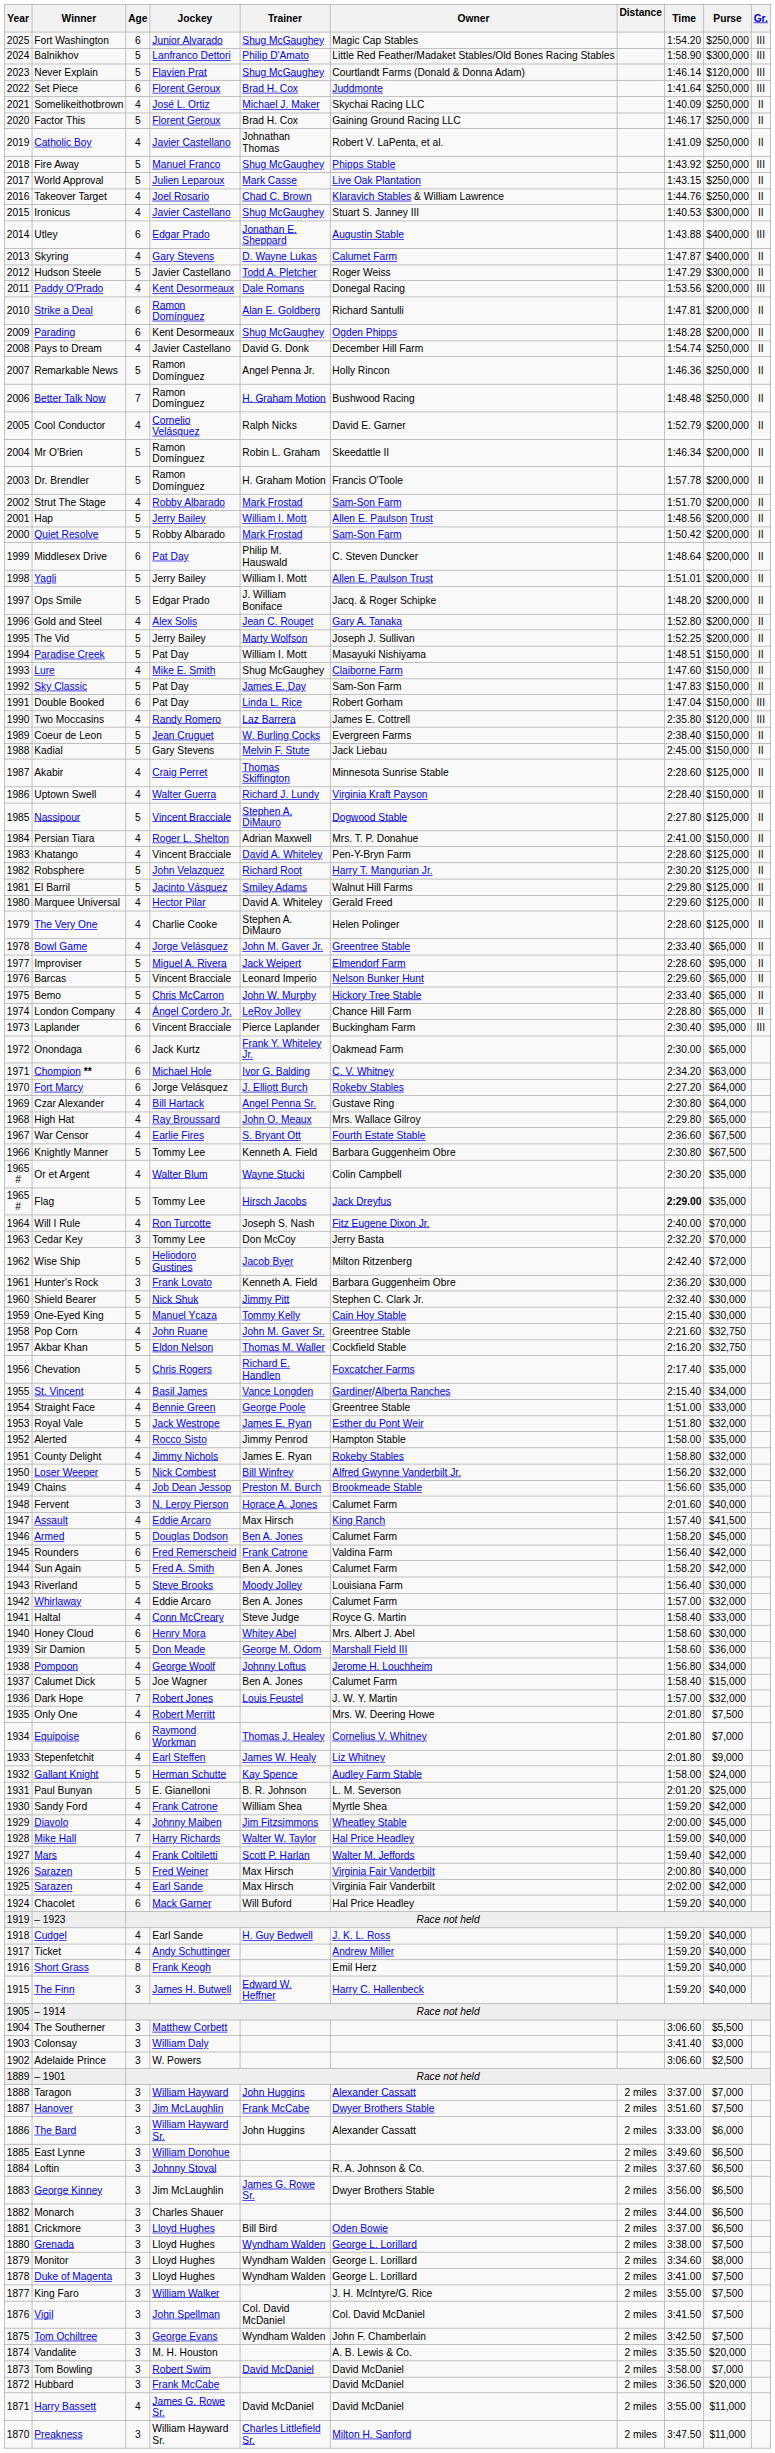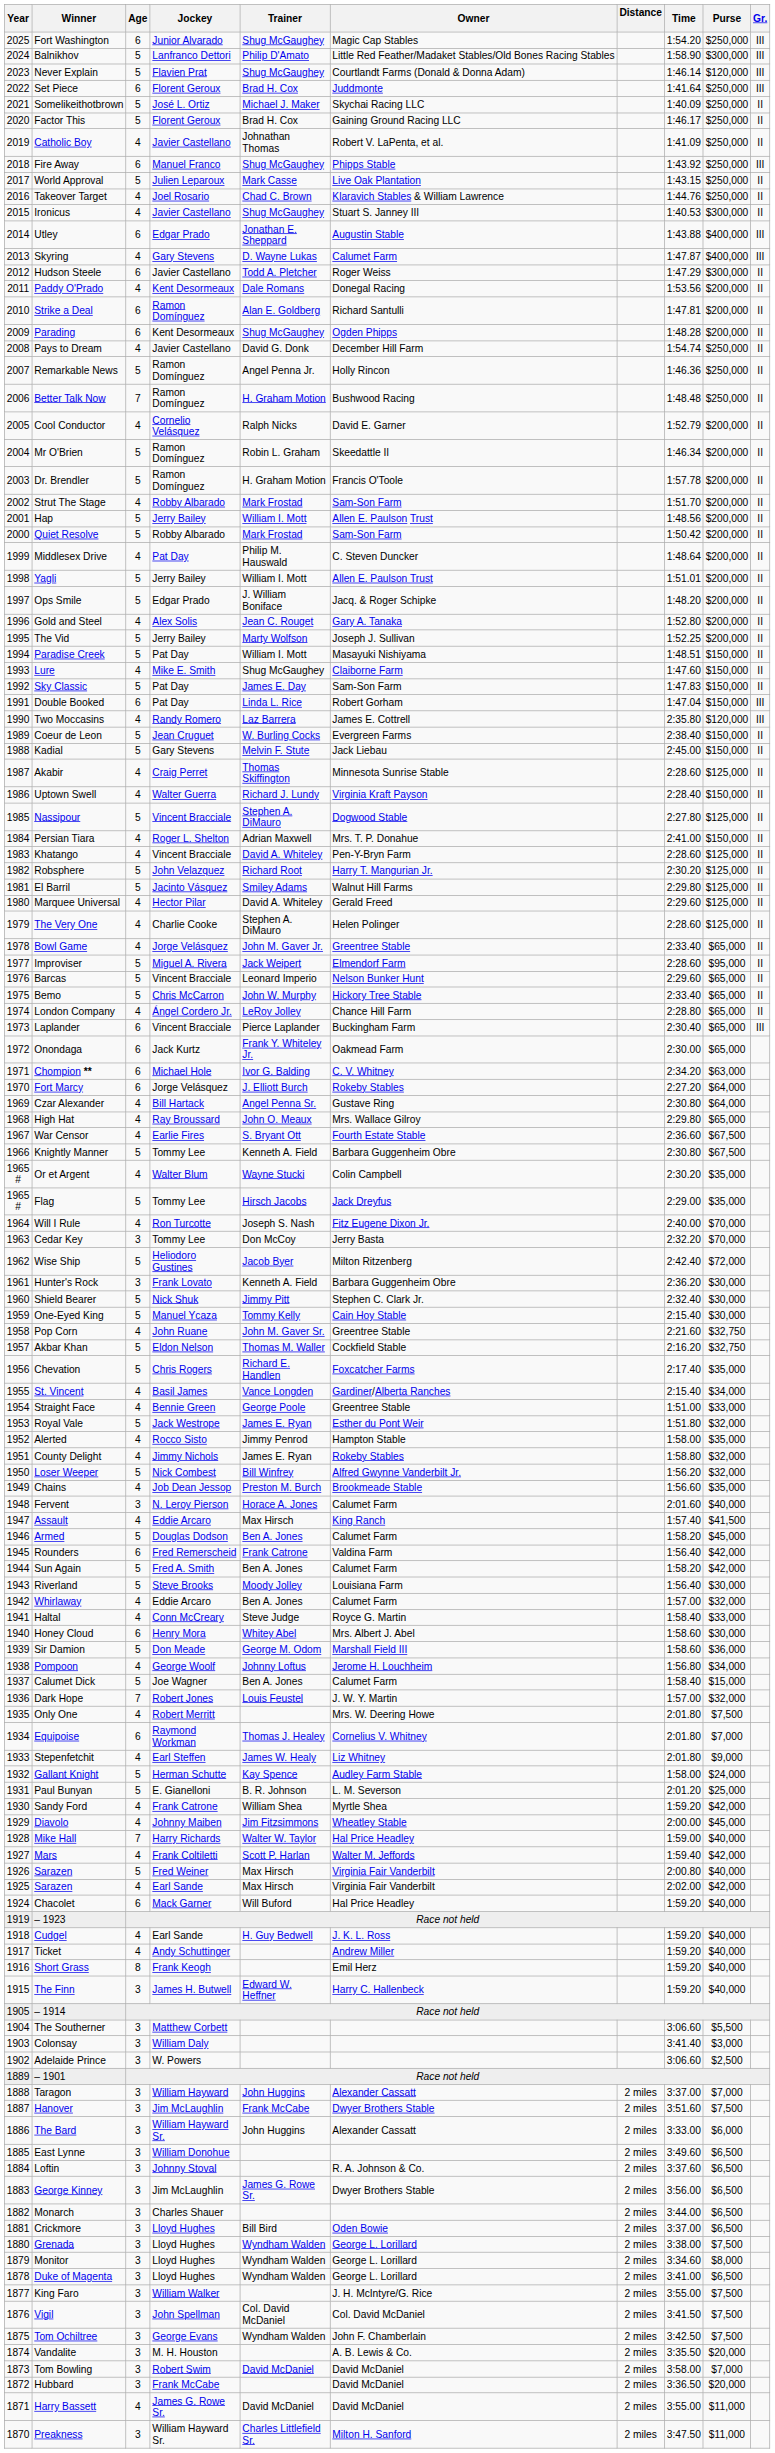(138, 105) 4 -> (138, 105) 5
(138, 165) 5 -> (138, 165) 6
(761, 257) II -> (760, 257) III
(138, 273) 5 -> (138, 273) 6
(761, 289) III -> (760, 289) II
(138, 557) 6 -> (138, 557) 4
(728, 1028) $95,000 -> (727, 1028) $65,000
(684, 1202) bold -> (684, 1202) normal
(728, 2277) $7,500 -> (727, 2277) $6,500
